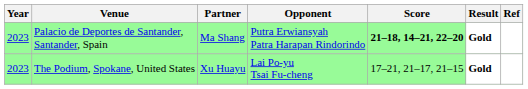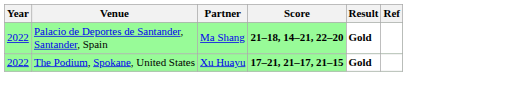- column: (308, 13)
(18, 38) 2023 -> (18, 38) 2022
(18, 69) 2023 -> (18, 62) 2022
(417, 69) normal -> (297, 62) bold
